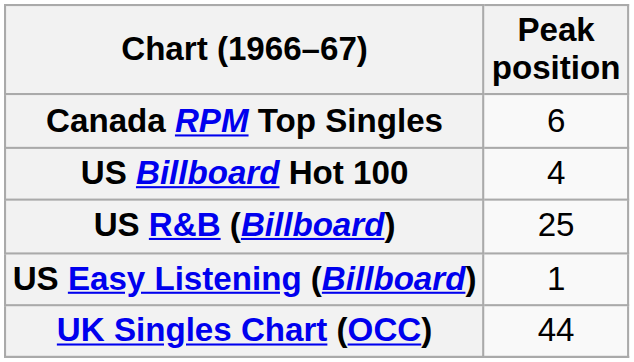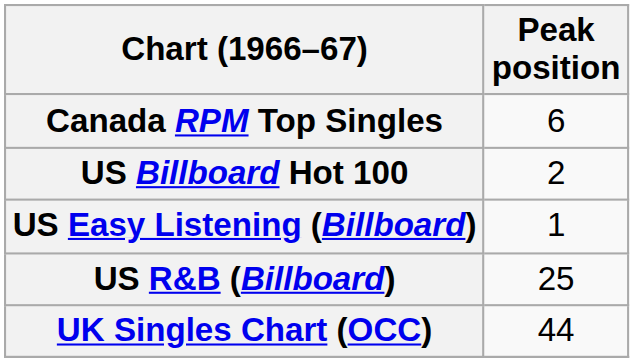(556, 173) 4 -> (556, 173) 2
rows swapped: (245, 278) <-> (245, 225)
